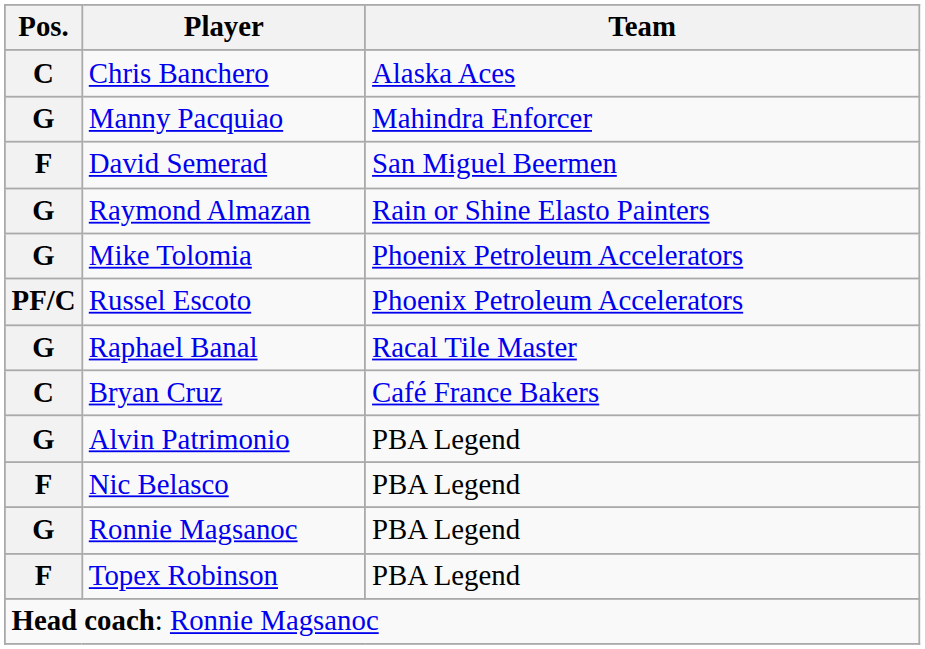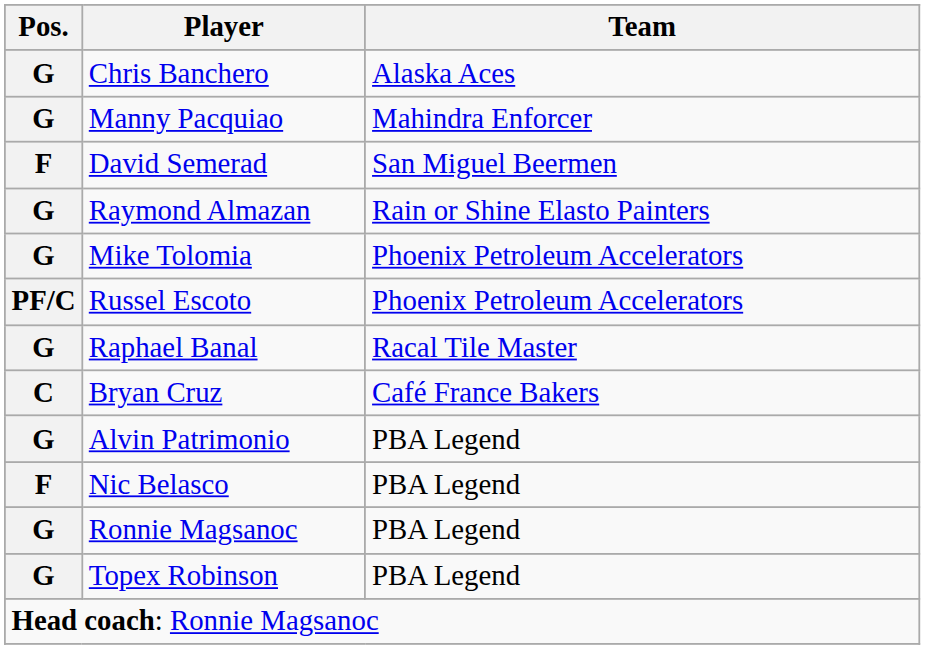(44, 73) C -> (44, 73) G
(44, 575) F -> (44, 575) G
